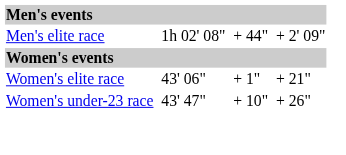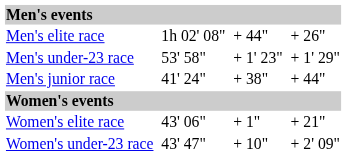(301, 36) + 2' 09" -> (308, 36) + 26"
+ row: (70, 57)
+ row: (60, 79)
(293, 101) + 26" -> (315, 144) + 2' 09"
